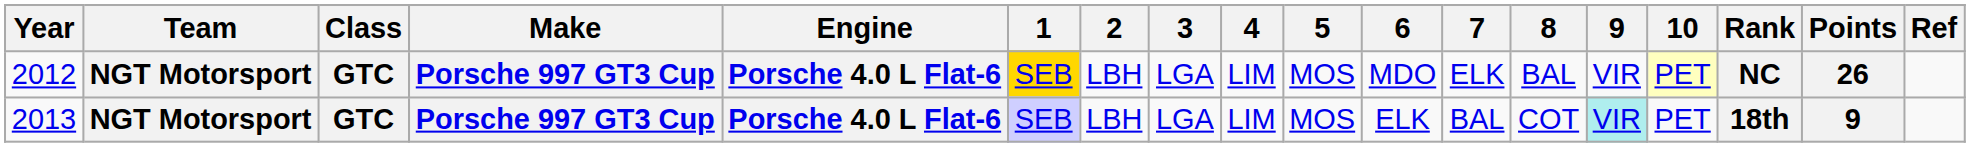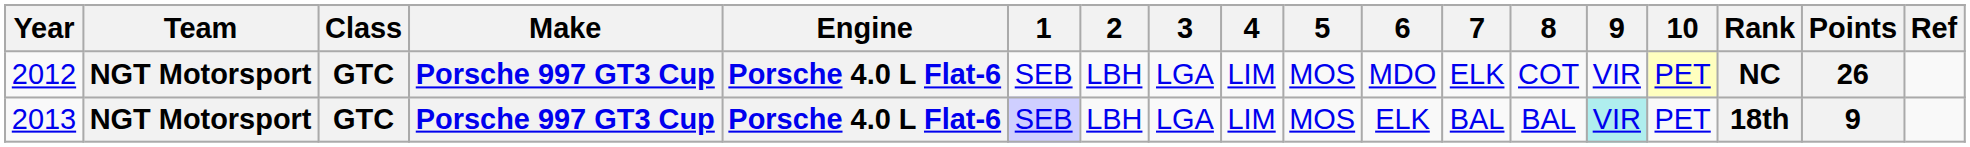(1044, 74) gold background -> (1044, 74) no background
(1549, 74) BAL -> (1549, 74) COT
(1549, 120) COT -> (1549, 120) BAL
